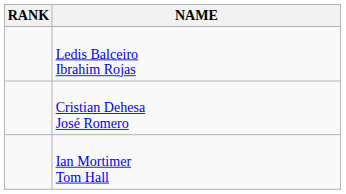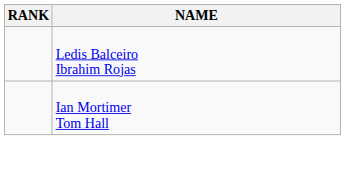- row: (100, 115)
